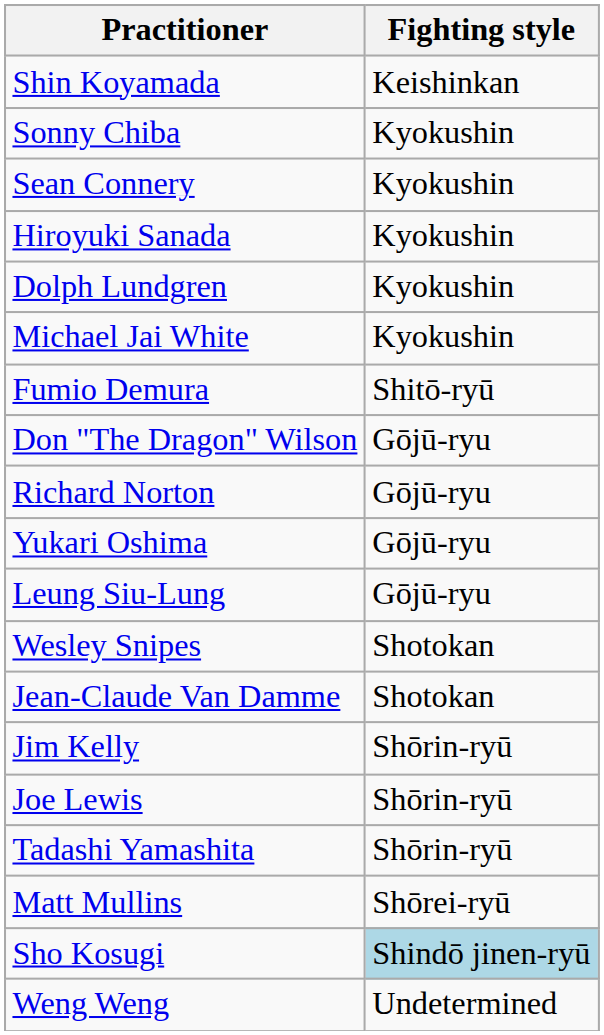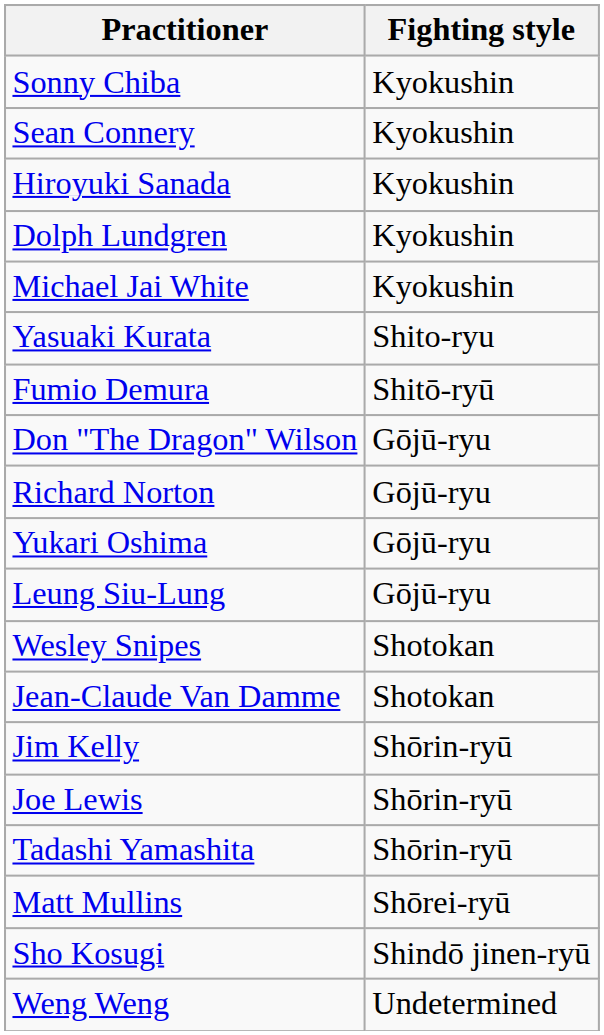- row: (116, 81)
+ row: (112, 337)
(481, 952) lightblue background -> (481, 952) no background
